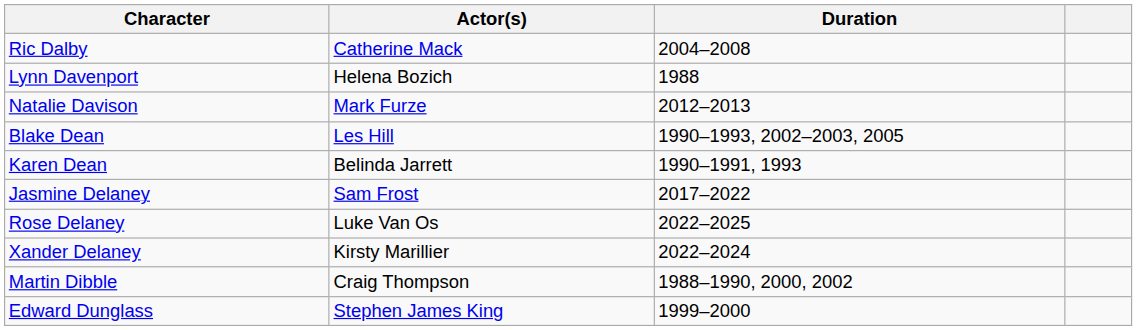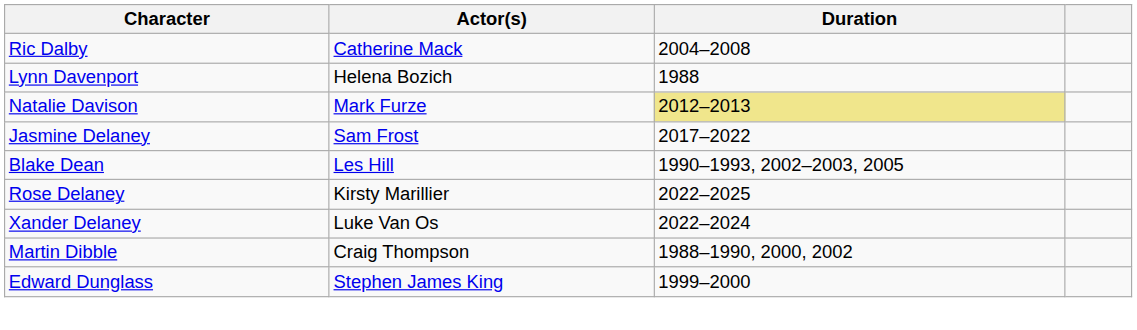(704, 106) no background -> (704, 106) khaki background
rows swapped: (56, 135) <-> (79, 194)
- row: (58, 164)
(386, 223) Luke Van Os -> (391, 194) Kirsty Marillier
(391, 252) Kirsty Marillier -> (386, 223) Luke Van Os
